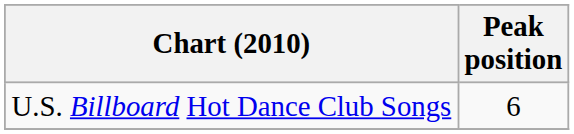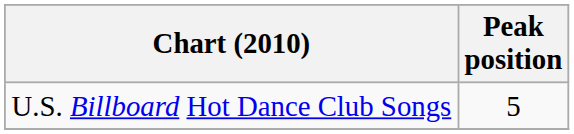(513, 105) 6 -> (513, 105) 5
